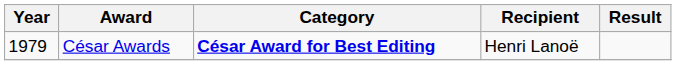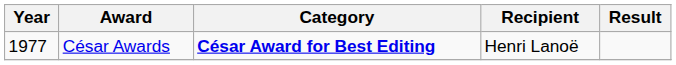(28, 45) 1979 -> (28, 45) 1977
